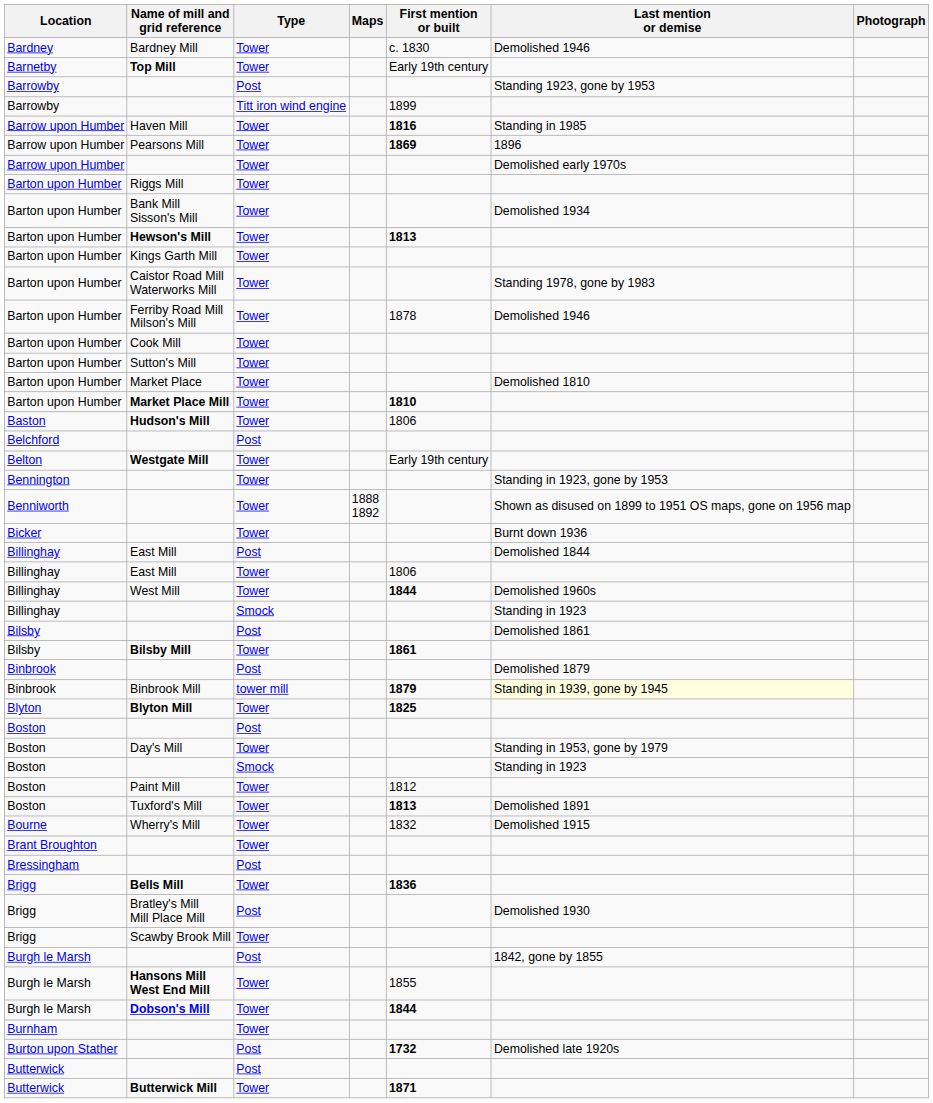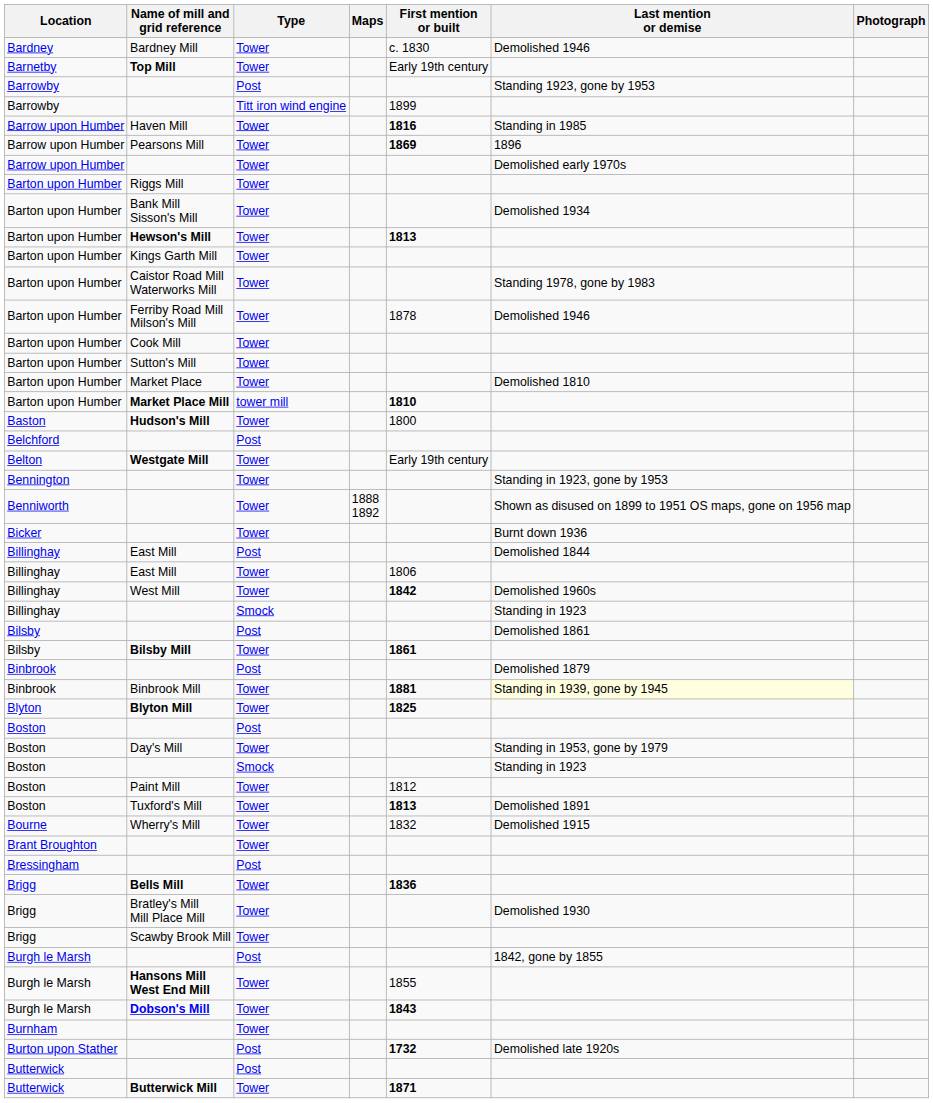(253, 401) Tower -> (262, 401) tower mill
(403, 421) 1806 -> (403, 421) 1800
(403, 591) 1844 -> (403, 591) 1842
(262, 689) tower mill -> (253, 689) Tower
(403, 689) 1879 -> (403, 689) 1881
(249, 911) Post -> (253, 911) Tower
(403, 1010) 1844 -> (403, 1010) 1843
